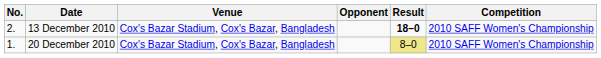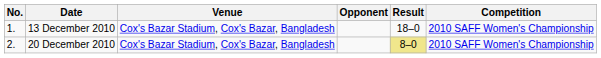(11, 28) 2. -> (11, 28) 1.
(408, 28) bold -> (408, 28) normal
(11, 45) 1. -> (11, 45) 2.
